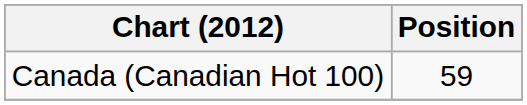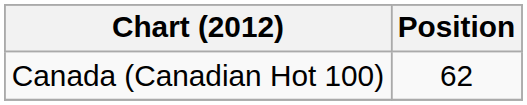(456, 75) 59 -> (456, 75) 62
